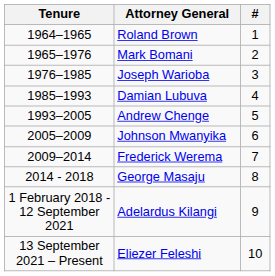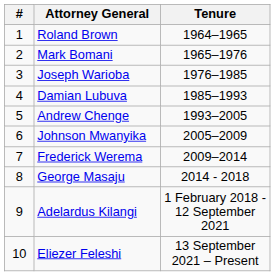columns swapped: (255, 14) <-> (59, 14)
